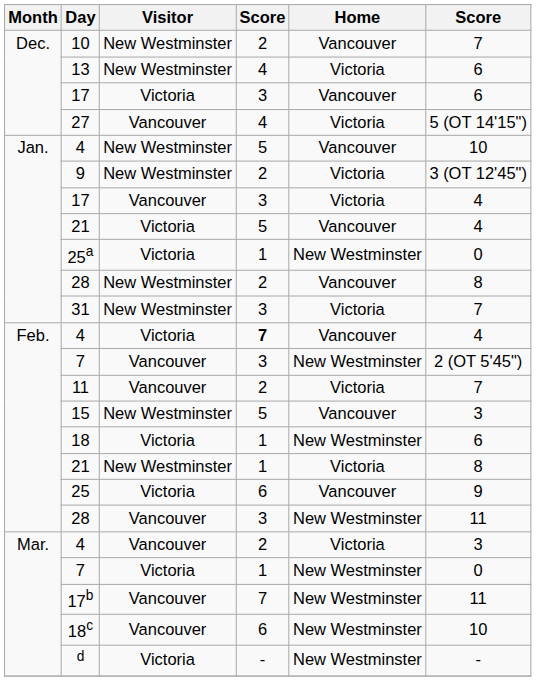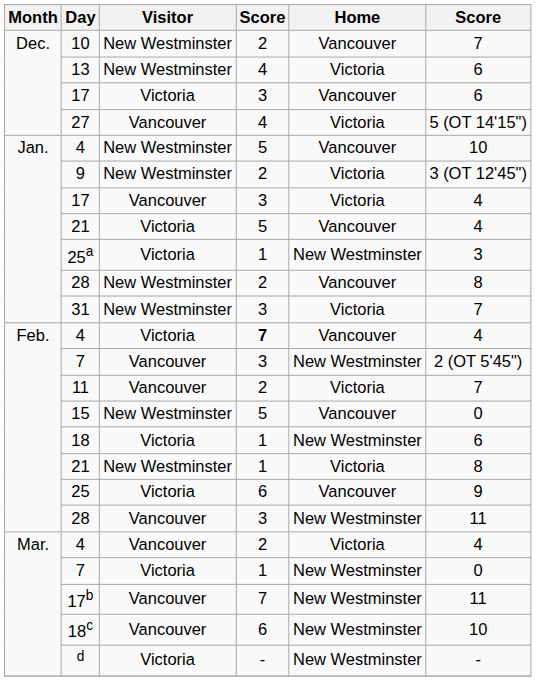(478, 255) 0 -> (478, 255) 3
(478, 414) 3 -> (478, 414) 0
(478, 544) 3 -> (478, 544) 4
